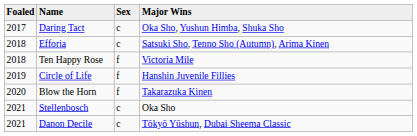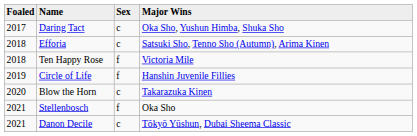(118, 92) f -> (118, 92) c
(118, 108) c -> (118, 108) f
